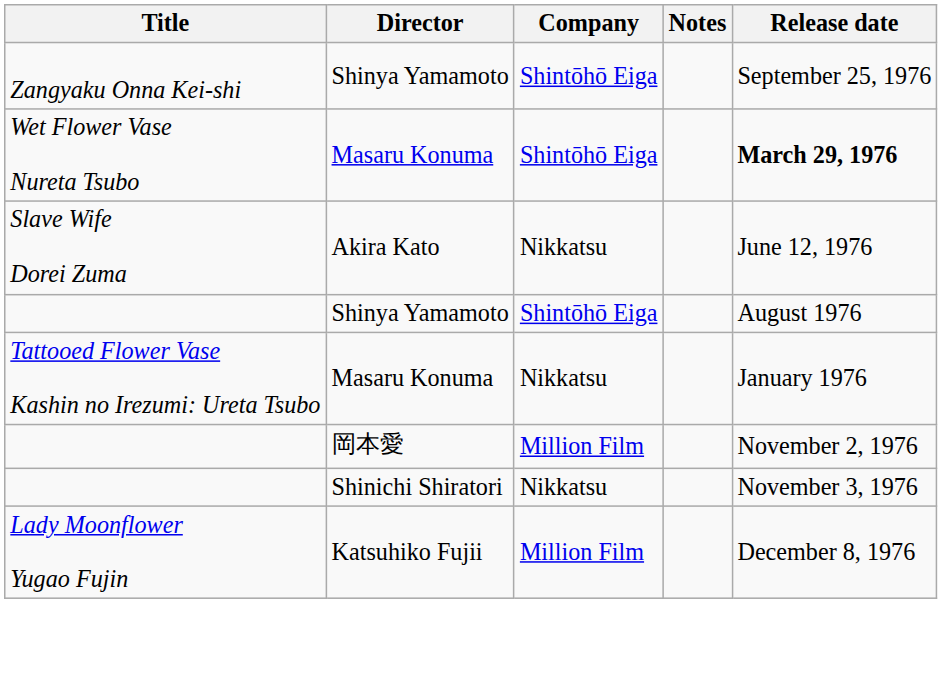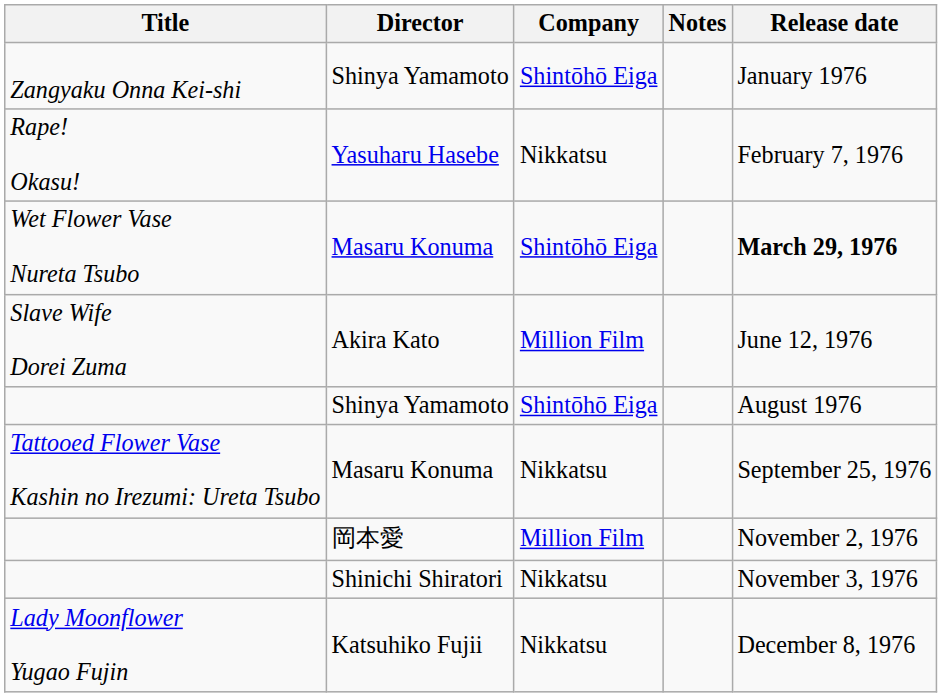(834, 75) September 25, 1976 -> (802, 75) January 1976
+ row: (45, 154)
(564, 247) Nikkatsu -> (582, 340) Million Film
(802, 378) January 1976 -> (834, 470) September 25, 1976
(582, 552) Million Film -> (564, 644) Nikkatsu
